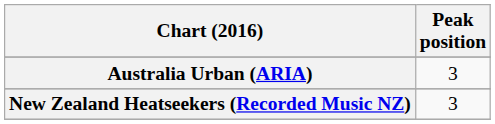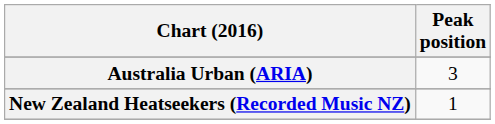(453, 103) 3 -> (453, 103) 1
